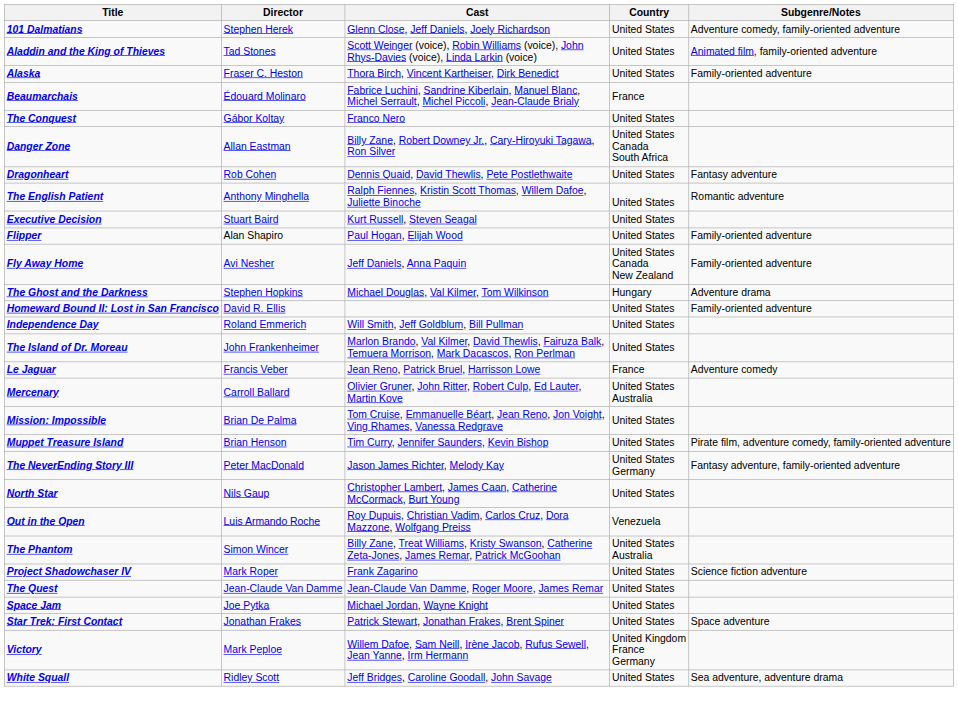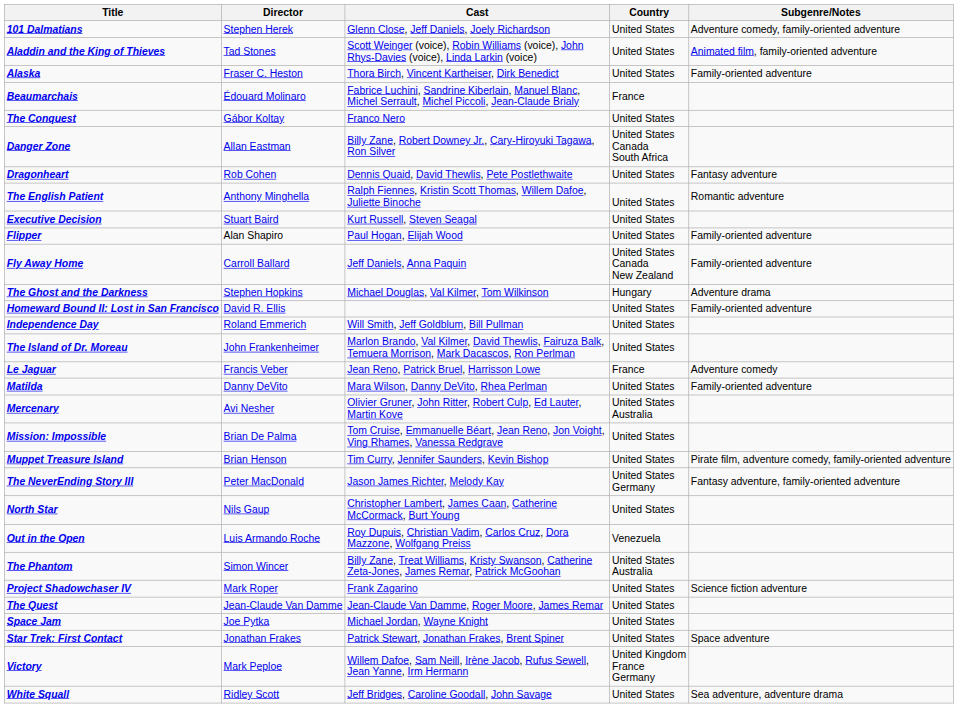(249, 264) Avi Nesher -> (257, 264) Carroll Ballard
+ row: (25, 386)
(257, 392) Carroll Ballard -> (249, 409) Avi Nesher
